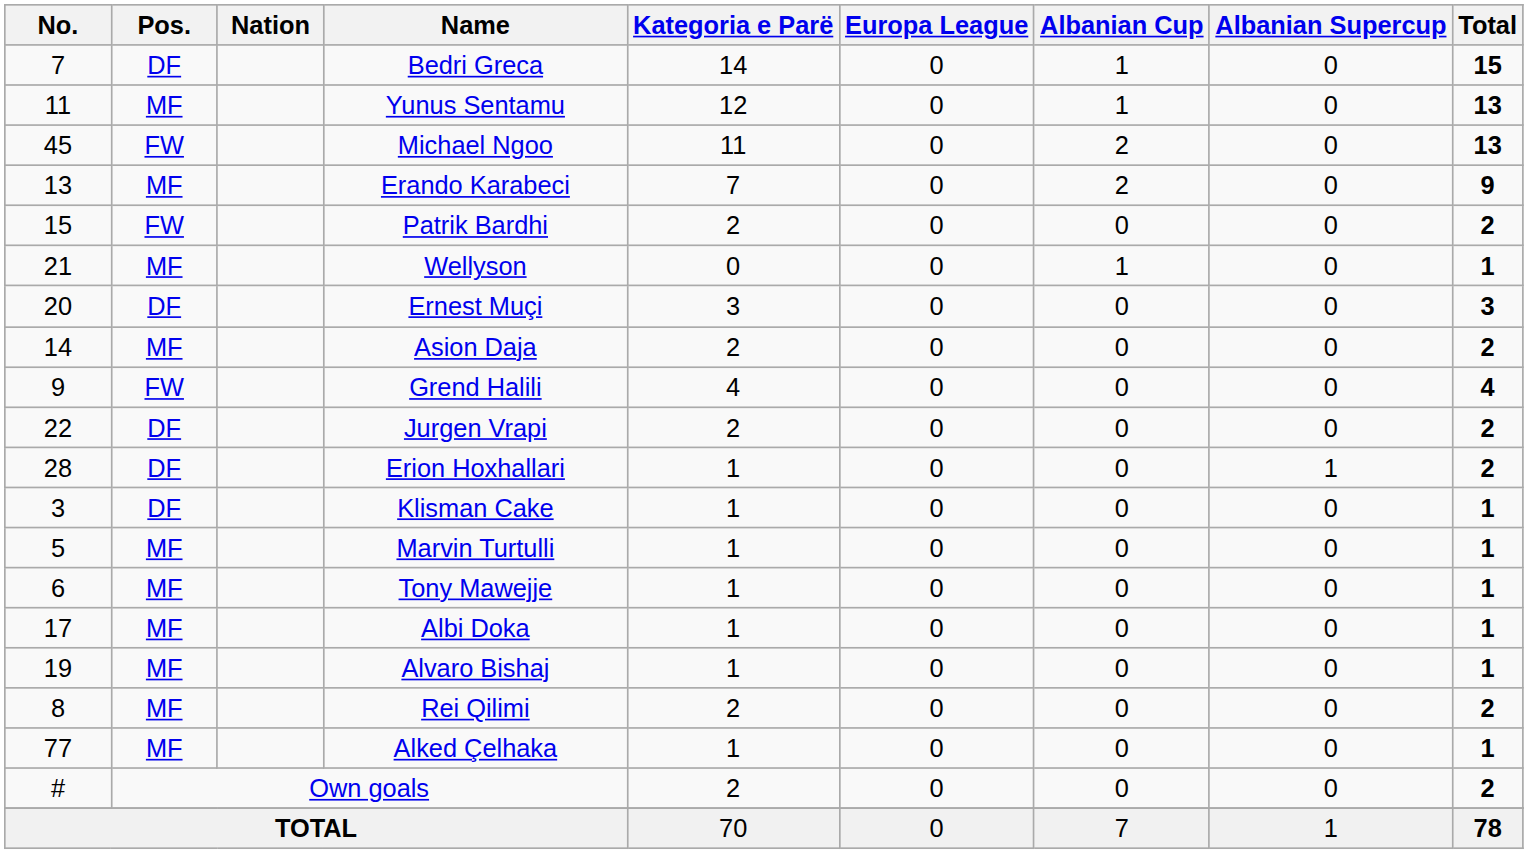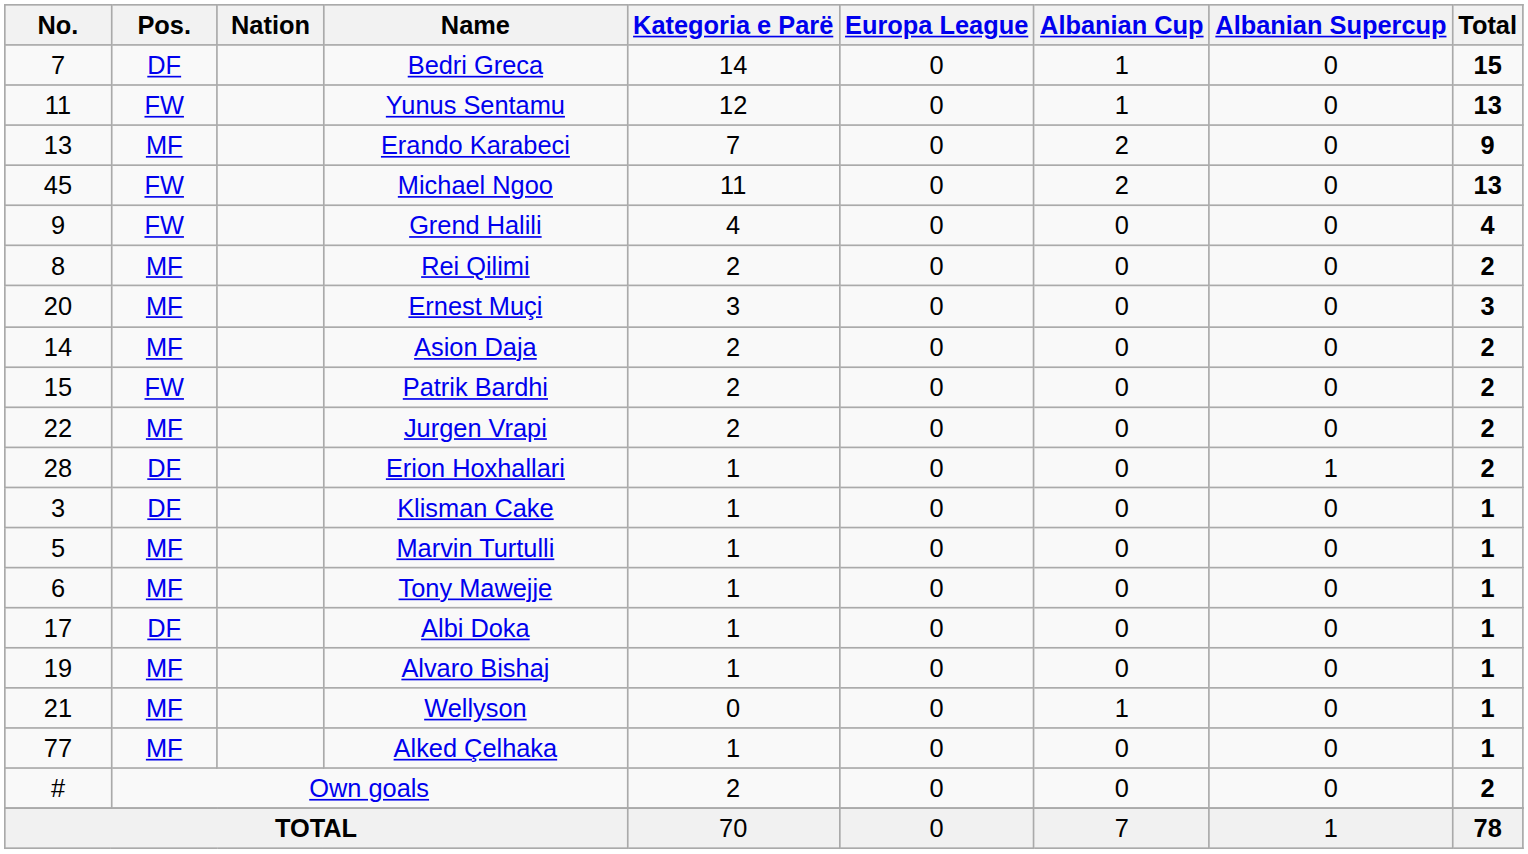(164, 105) MF -> (164, 105) FW
rows swapped: (475, 146) <-> (475, 186)
rows swapped: (475, 387) <-> (475, 226)
rows swapped: (475, 708) <-> (475, 266)
(164, 306) DF -> (164, 306) MF
(164, 427) DF -> (164, 427) MF
(164, 628) MF -> (164, 628) DF
